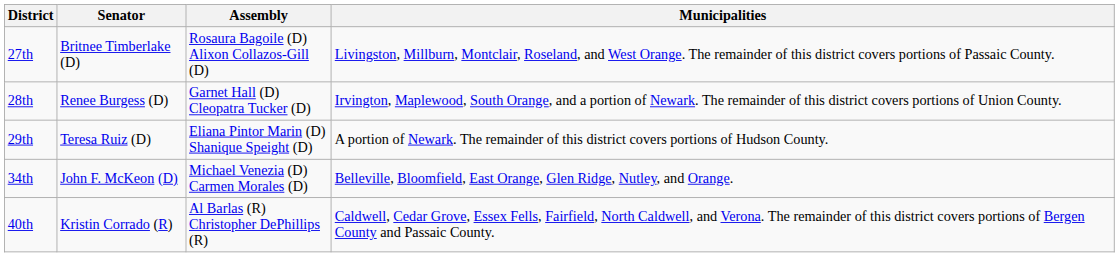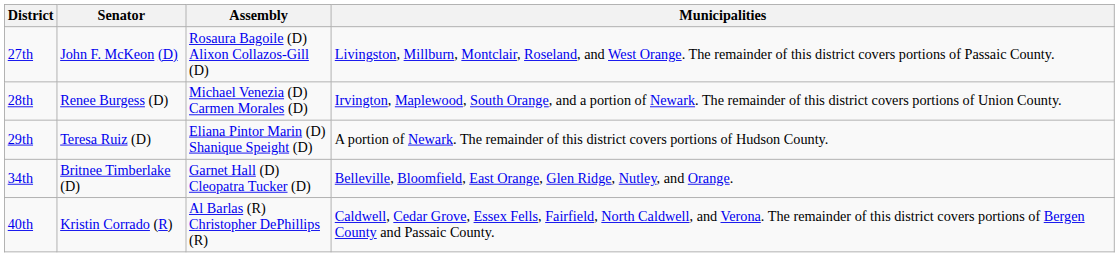(115, 54) Britnee Timberlake (D) -> (119, 54) John F. McKeon (D)
(250, 101) Garnet Hall (D) Cleopatra Tucker (D) -> (248, 101) Michael Venezia (D) Carmen Morales (D)
(119, 178) John F. McKeon (D) -> (115, 178) Britnee Timberlake (D)
(248, 178) Michael Venezia (D) Carmen Morales (D) -> (250, 178) Garnet Hall (D) Cleopatra Tucker (D)
